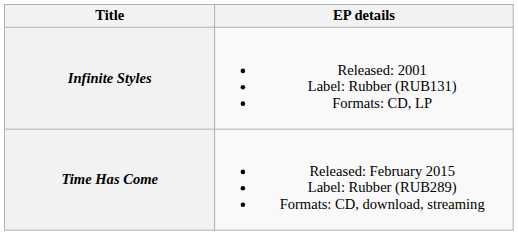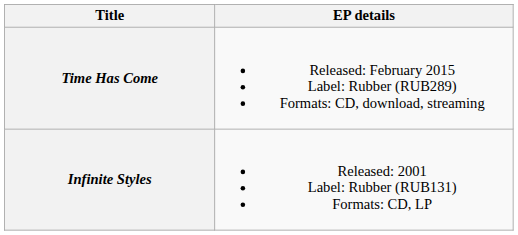rows swapped: (110, 78) <-> (110, 179)
